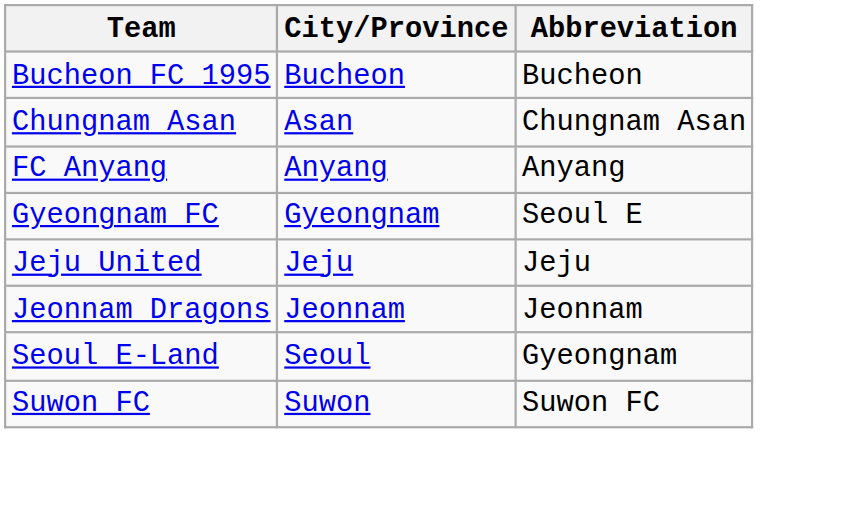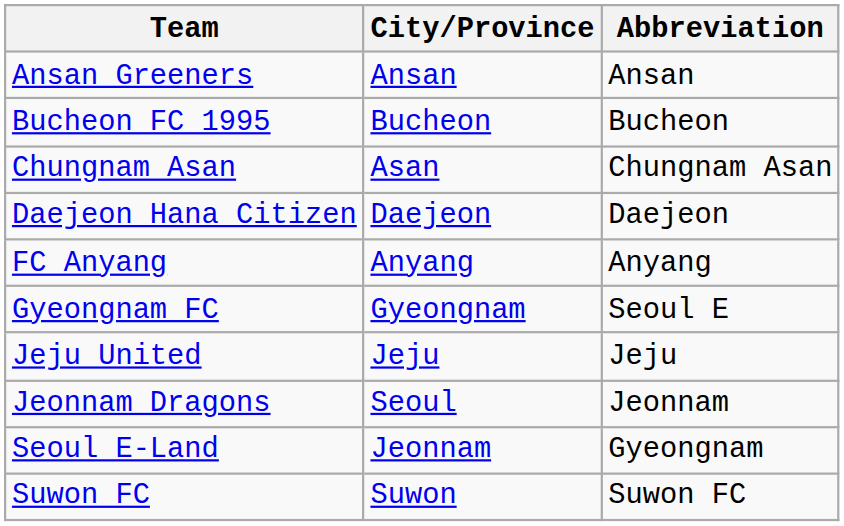+ row: (133, 75)
+ row: (184, 216)
(345, 309) Jeonnam -> (414, 403) Seoul
(327, 356) Seoul -> (431, 450) Jeonnam
